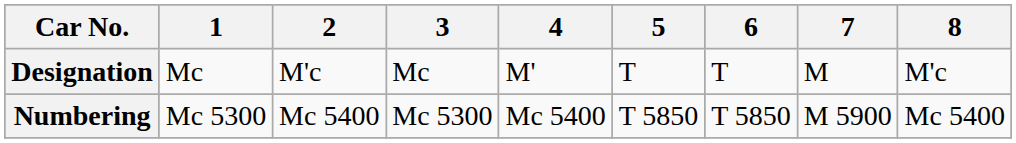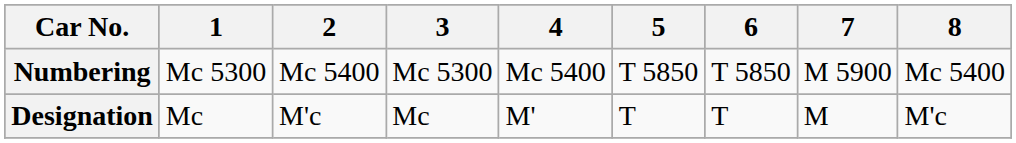rows swapped: (82, 71) <-> (82, 115)
